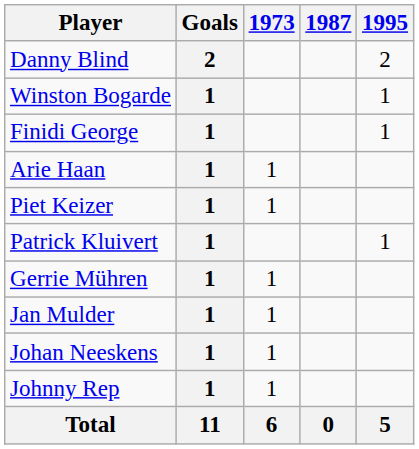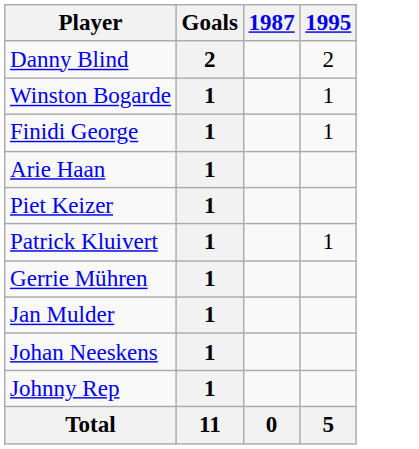- column: (272, 22)
